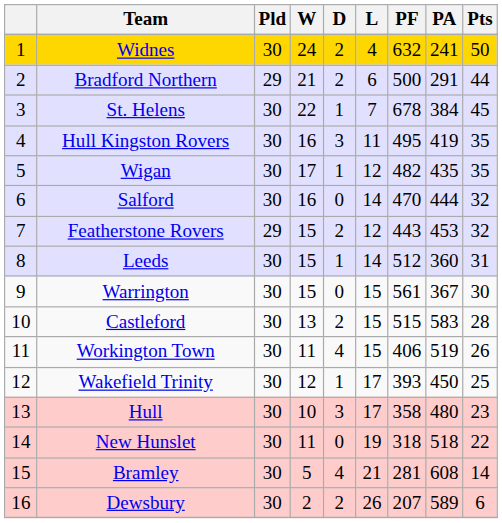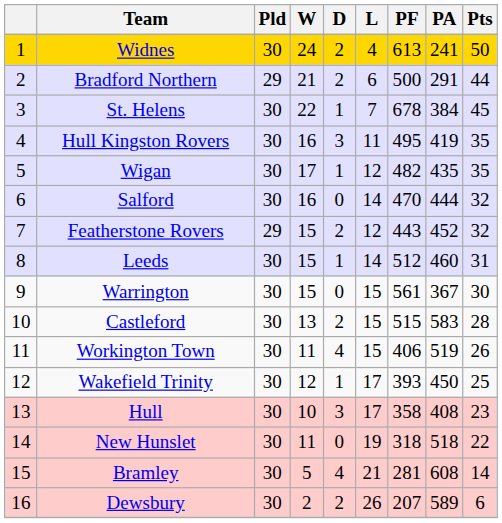(407, 49) 632 -> (407, 49) 613
(444, 230) 453 -> (444, 230) 452
(444, 261) 360 -> (444, 261) 460
(444, 412) 480 -> (444, 412) 408
